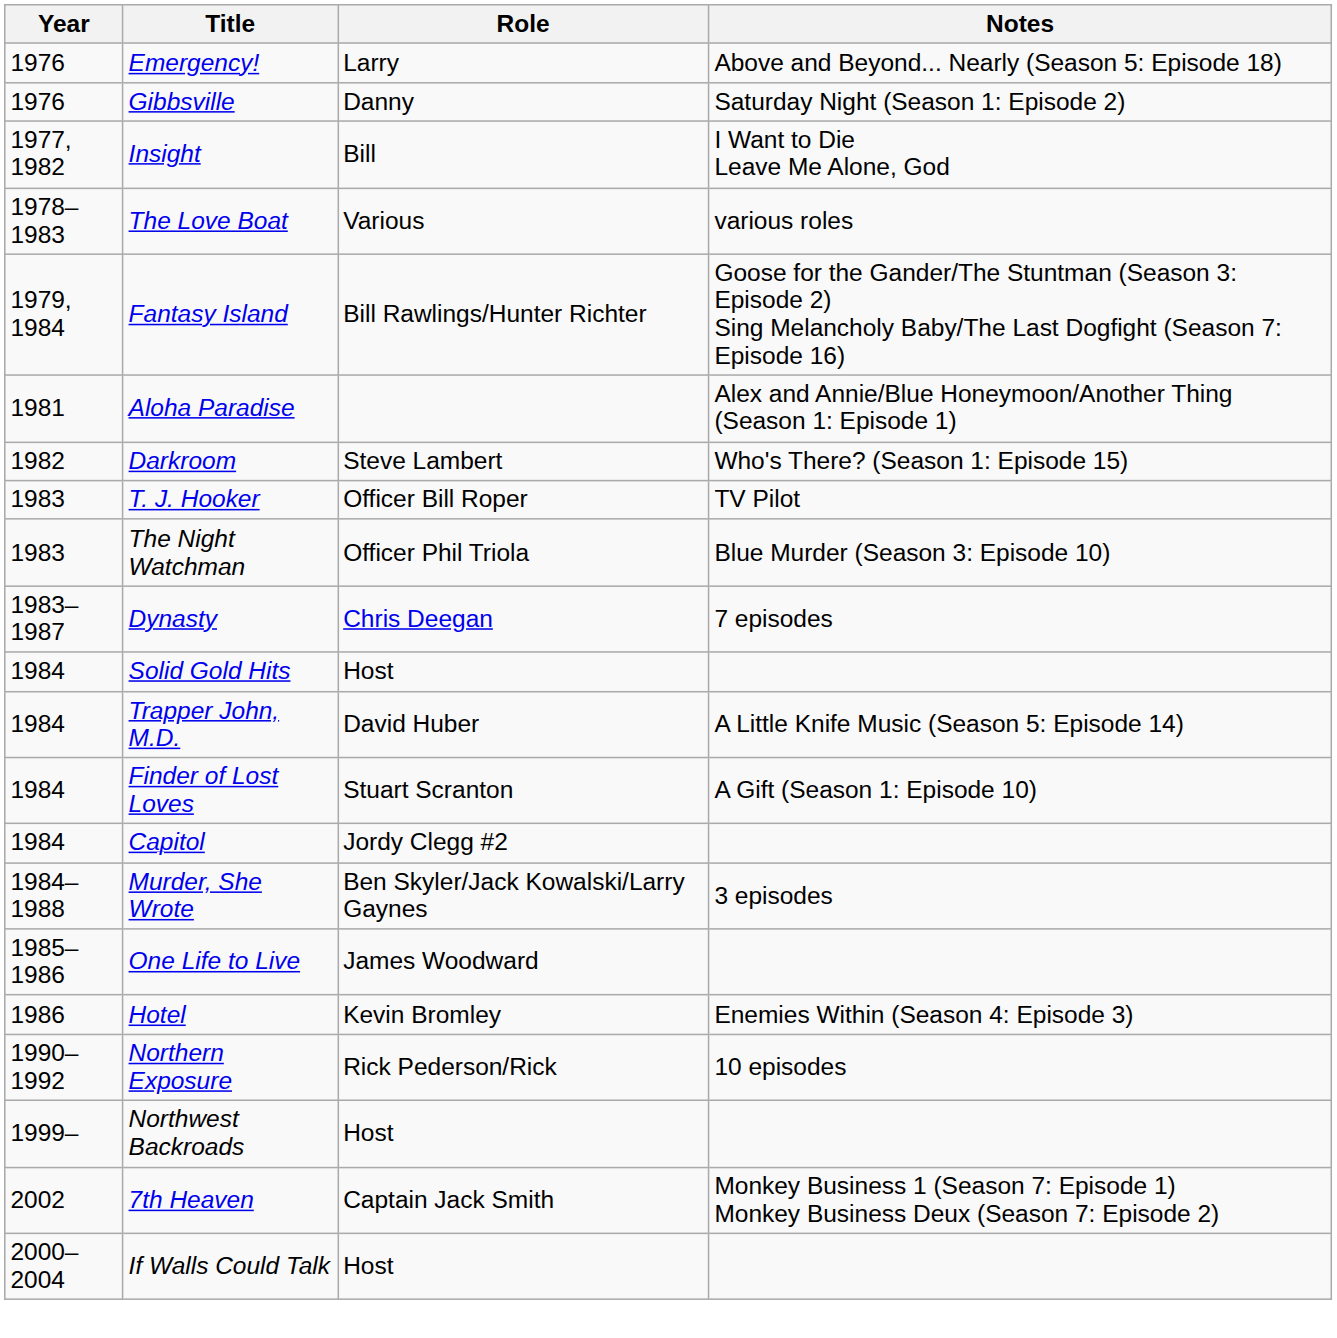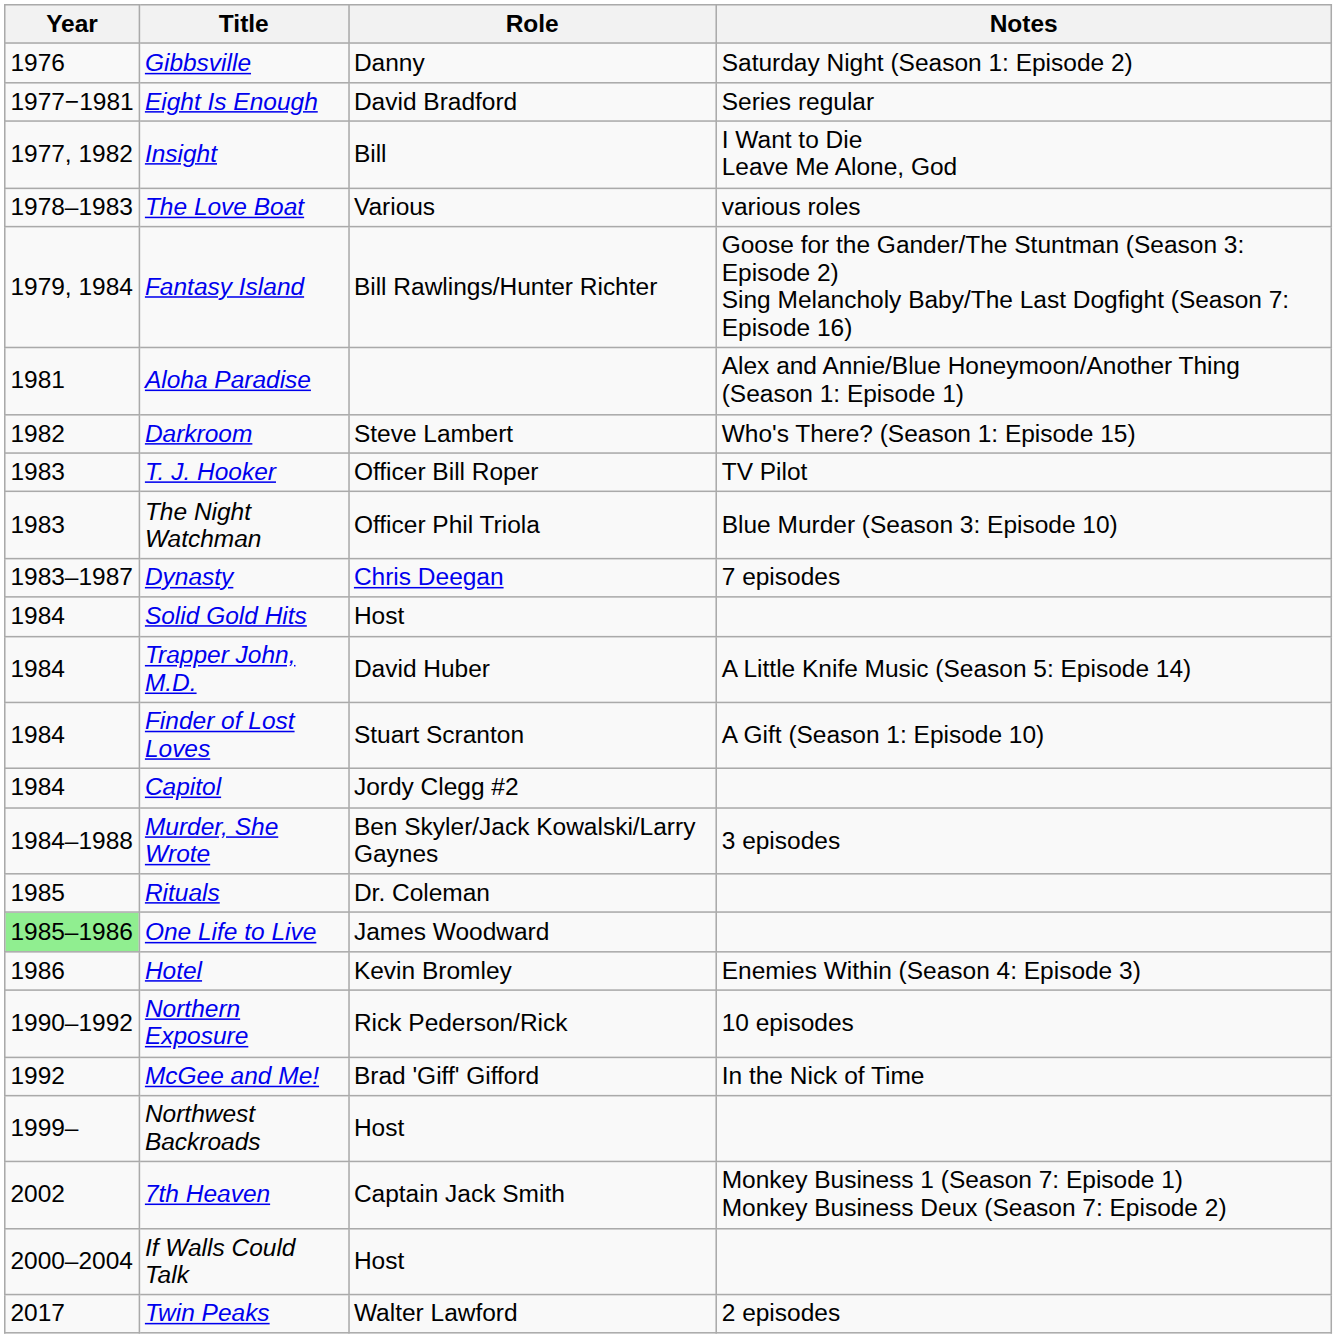- row: (194, 62)
+ row: (231, 101)
+ row: (182, 892)
(44, 961) no background -> (72, 931) lightgreen background
+ row: (232, 1075)
+ row: (207, 1313)
